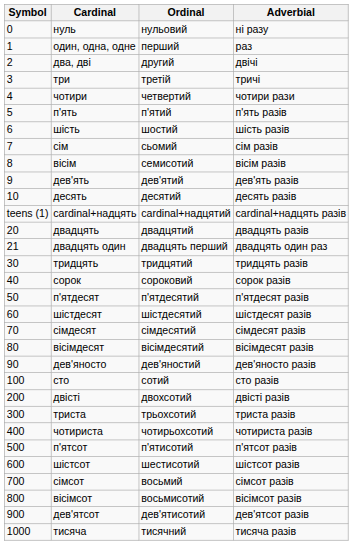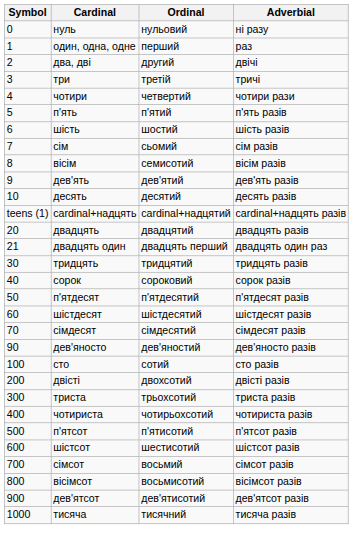- row: (79, 347)
